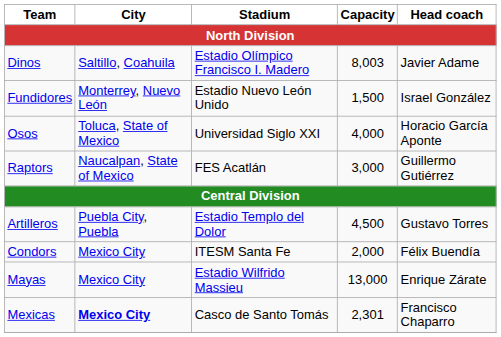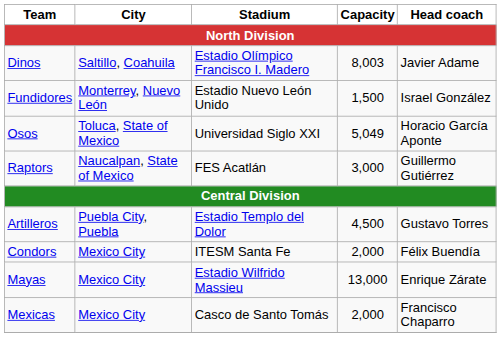(368, 133) 4,000 -> (368, 133) 5,049
(114, 315) bold -> (112, 315) normal
(368, 315) 2,301 -> (368, 315) 2,000
